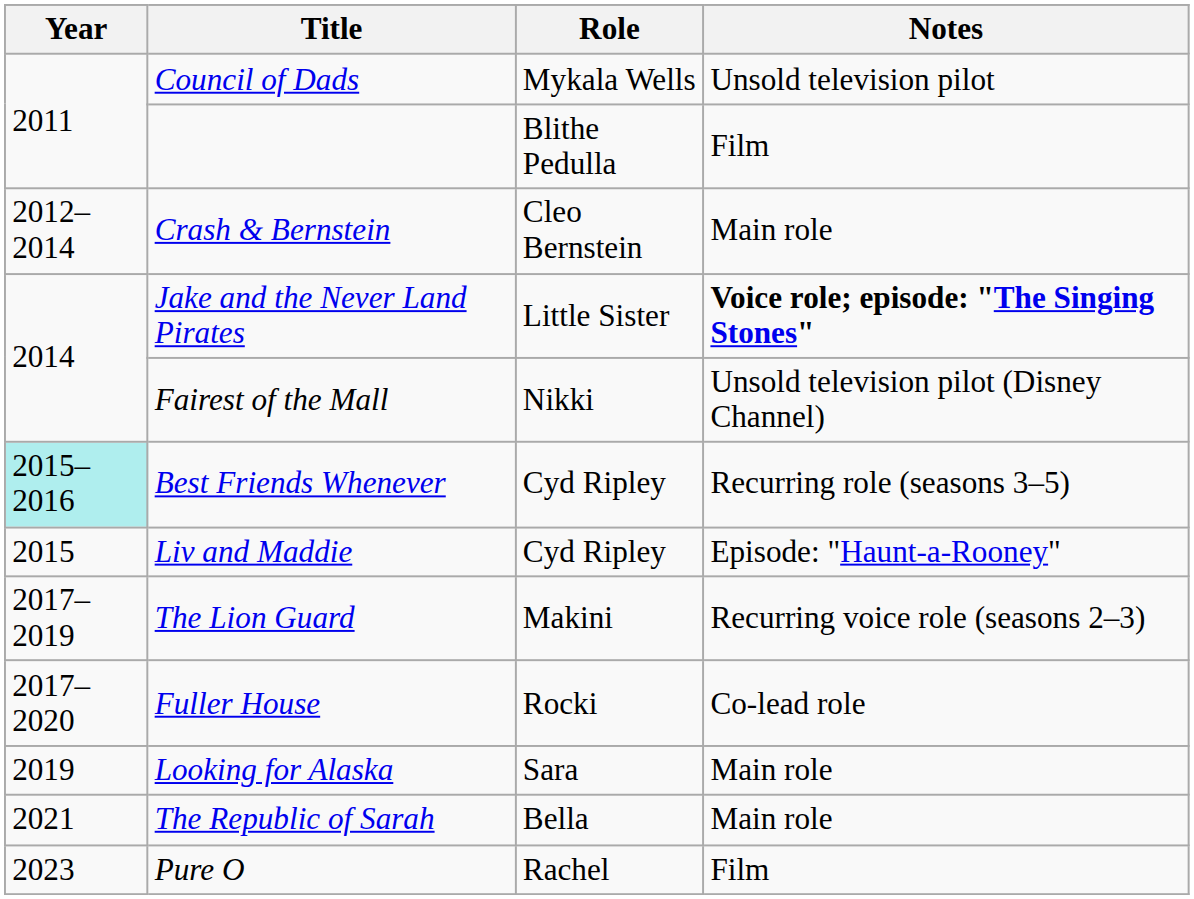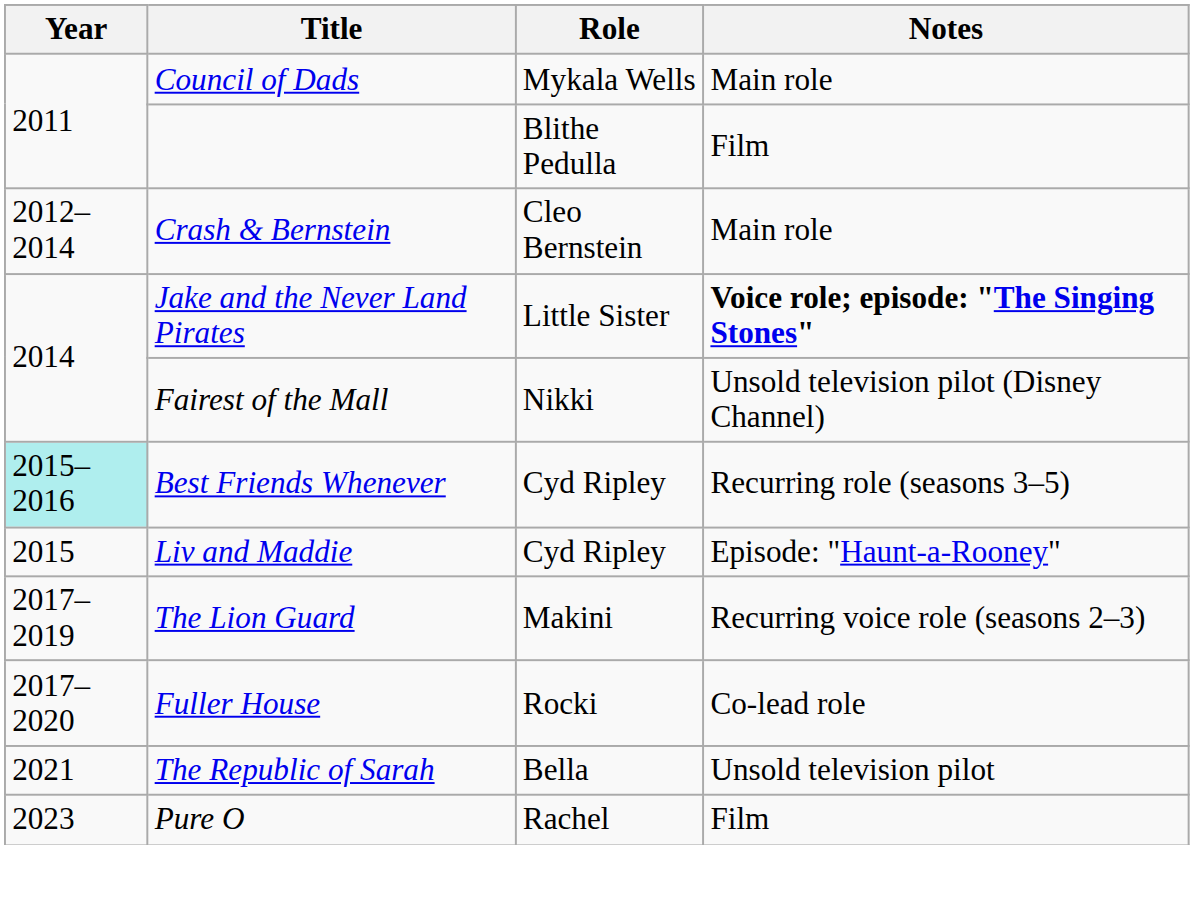(853, 78) Unsold television pilot -> (772, 78) Main role
- row: (274, 769)
(772, 819) Main role -> (853, 769) Unsold television pilot
